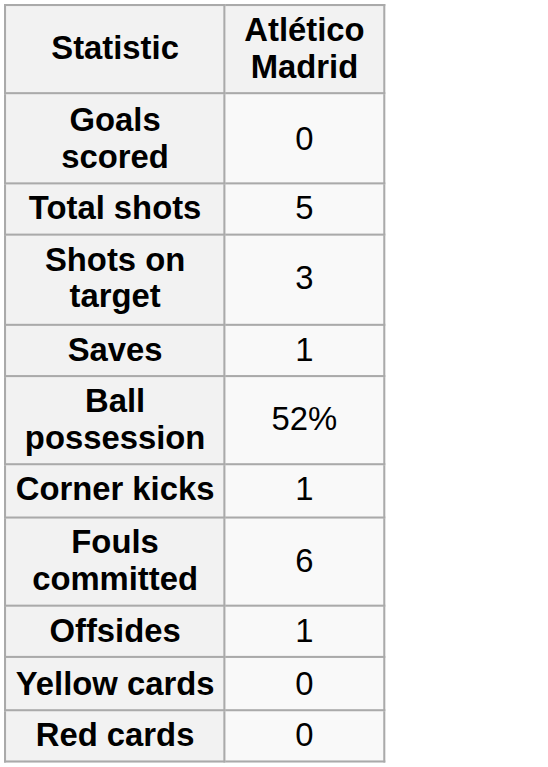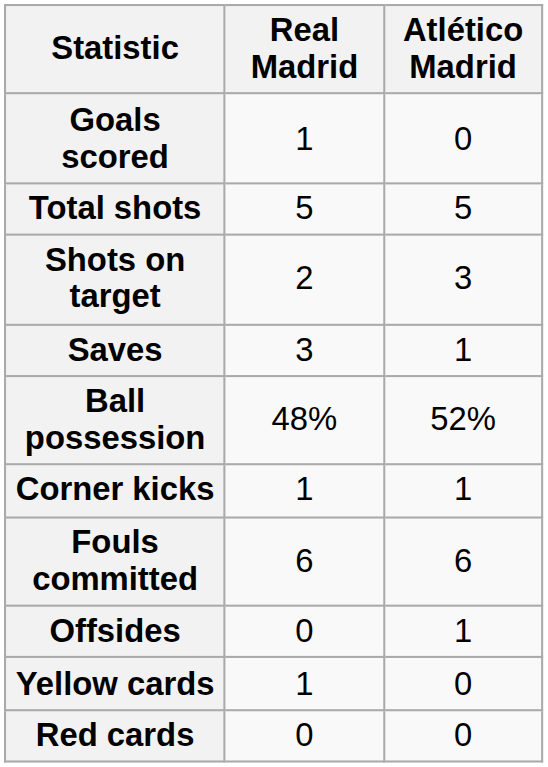+ column: (304, 48)
